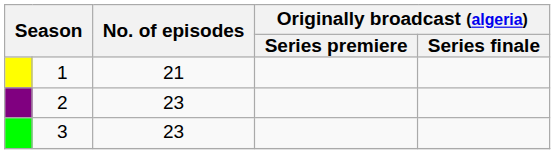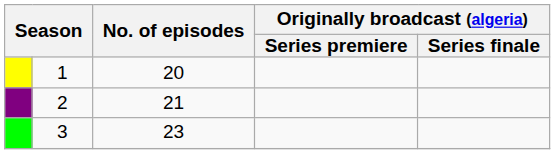(174, 72) 21 -> (174, 72) 20
(174, 102) 23 -> (174, 102) 21
